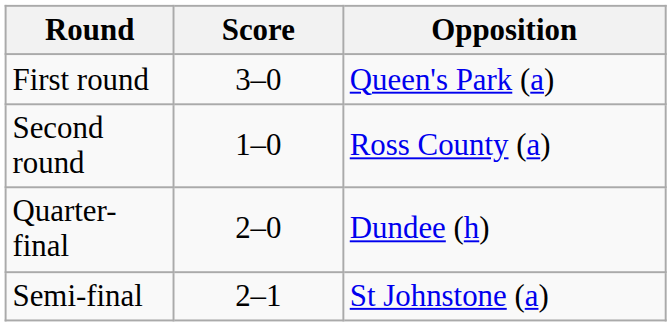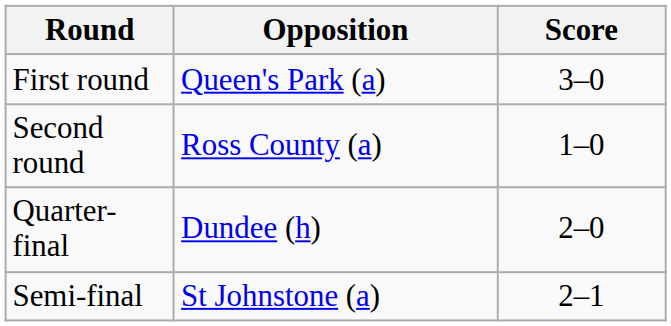columns swapped: (504, 29) <-> (258, 29)
